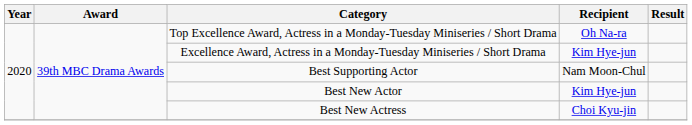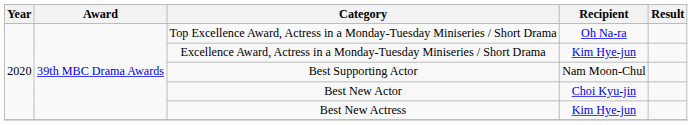(604, 91) Kim Hye-jun -> (604, 91) Choi Kyu-jin
(604, 110) Choi Kyu-jin -> (604, 110) Kim Hye-jun
